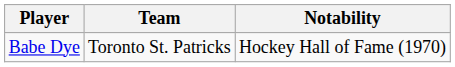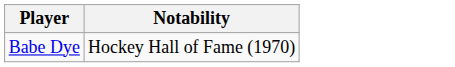- column: (159, 18)
